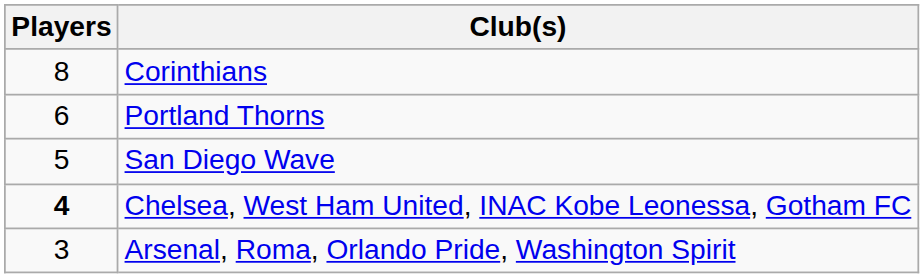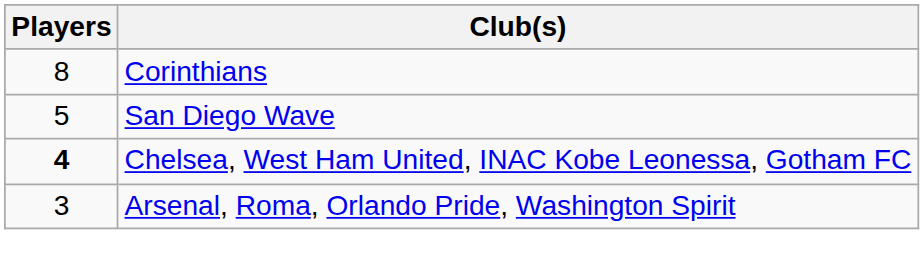- row: (224, 116)
